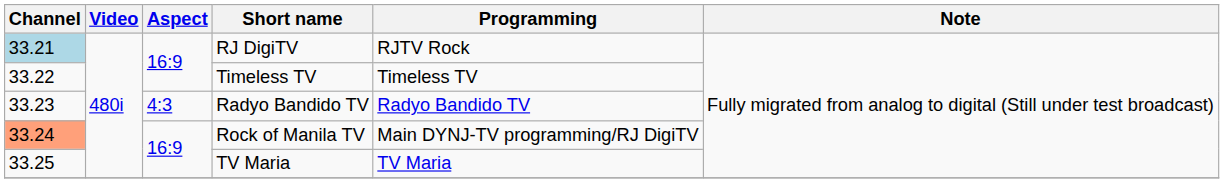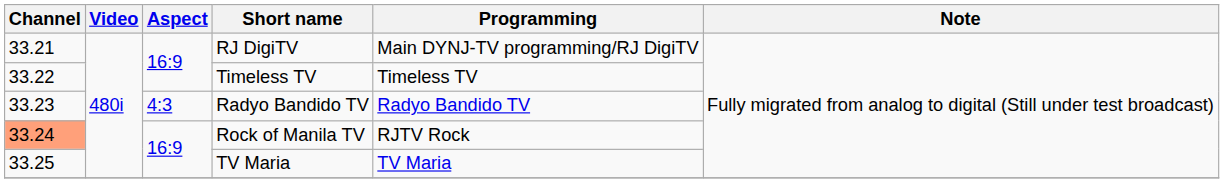(32, 47) lightblue background -> (32, 47) no background
(423, 47) RJTV Rock -> (538, 47) Main DYNJ-TV programming/RJ DigiTV
(538, 134) Main DYNJ-TV programming/RJ DigiTV -> (423, 134) RJTV Rock
